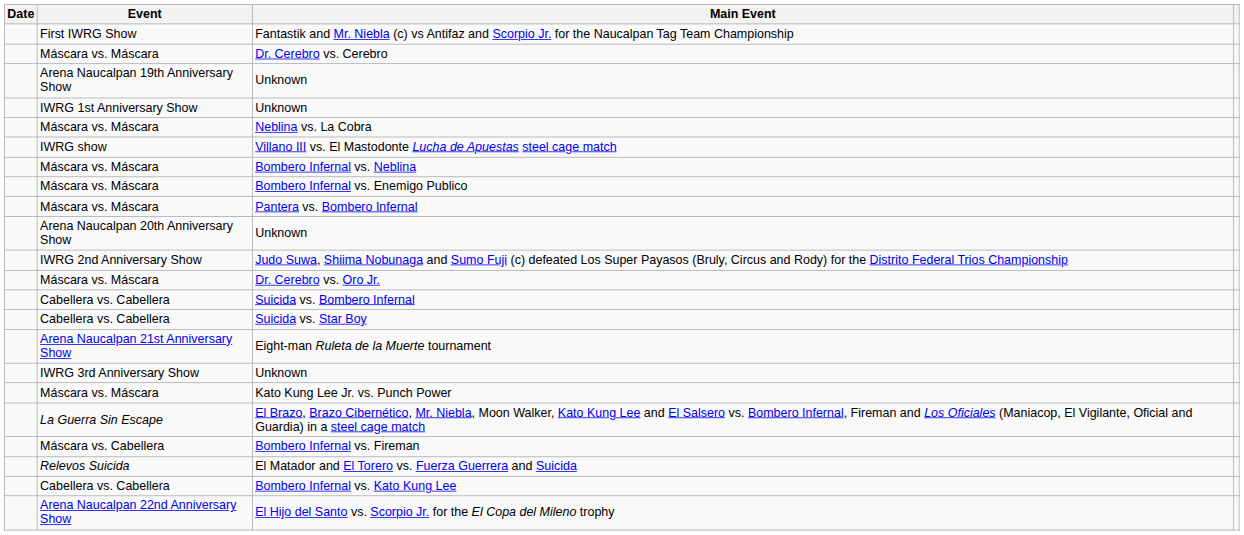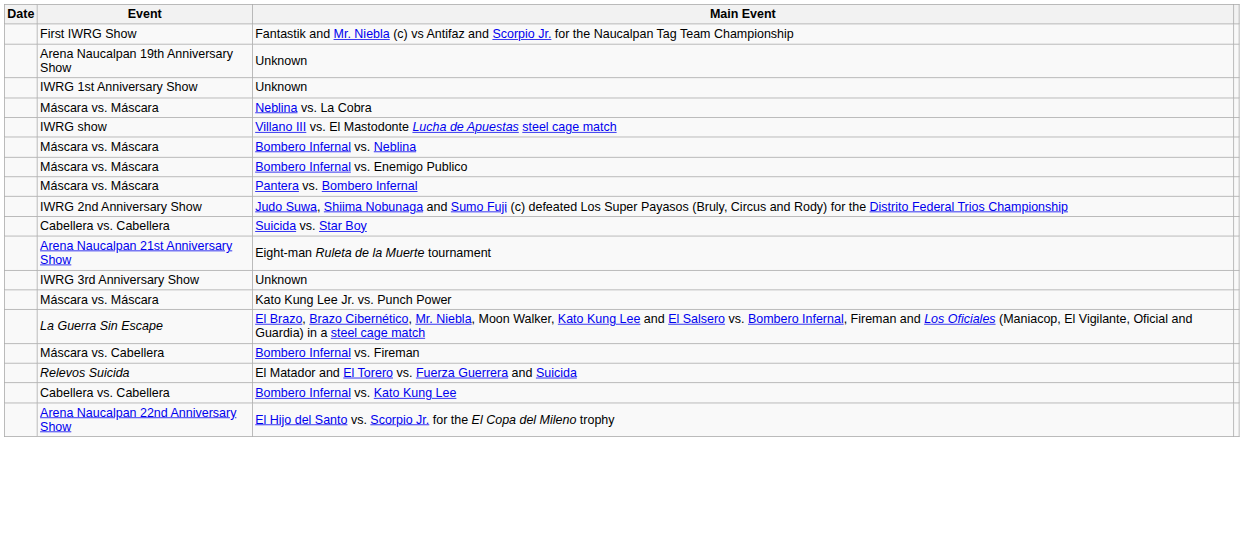- row: (99, 53)
- row: (137, 233)
- row: (99, 279)
- row: (105, 299)
